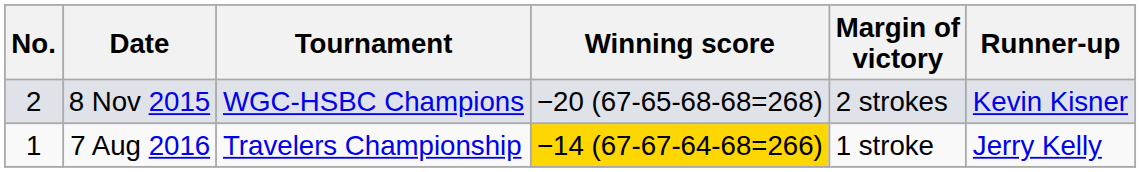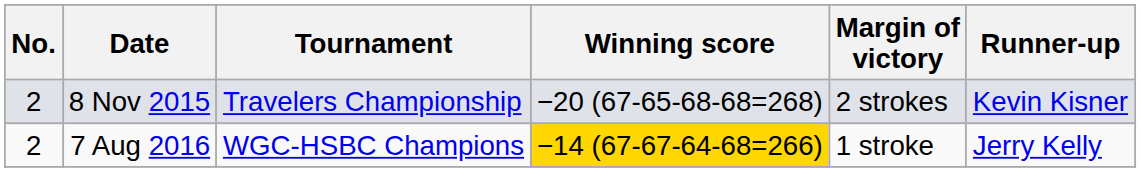(374, 102) WGC-HSBC Champions -> (372, 102) Travelers Championship
(34, 146) 1 -> (34, 146) 2
(372, 146) Travelers Championship -> (374, 146) WGC-HSBC Champions
